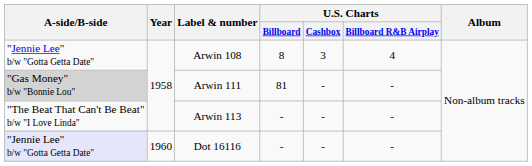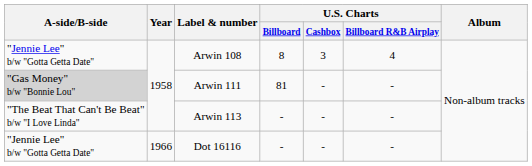(51, 146) lavender background -> (51, 146) no background
(161, 146) 1960 -> (161, 146) 1966
